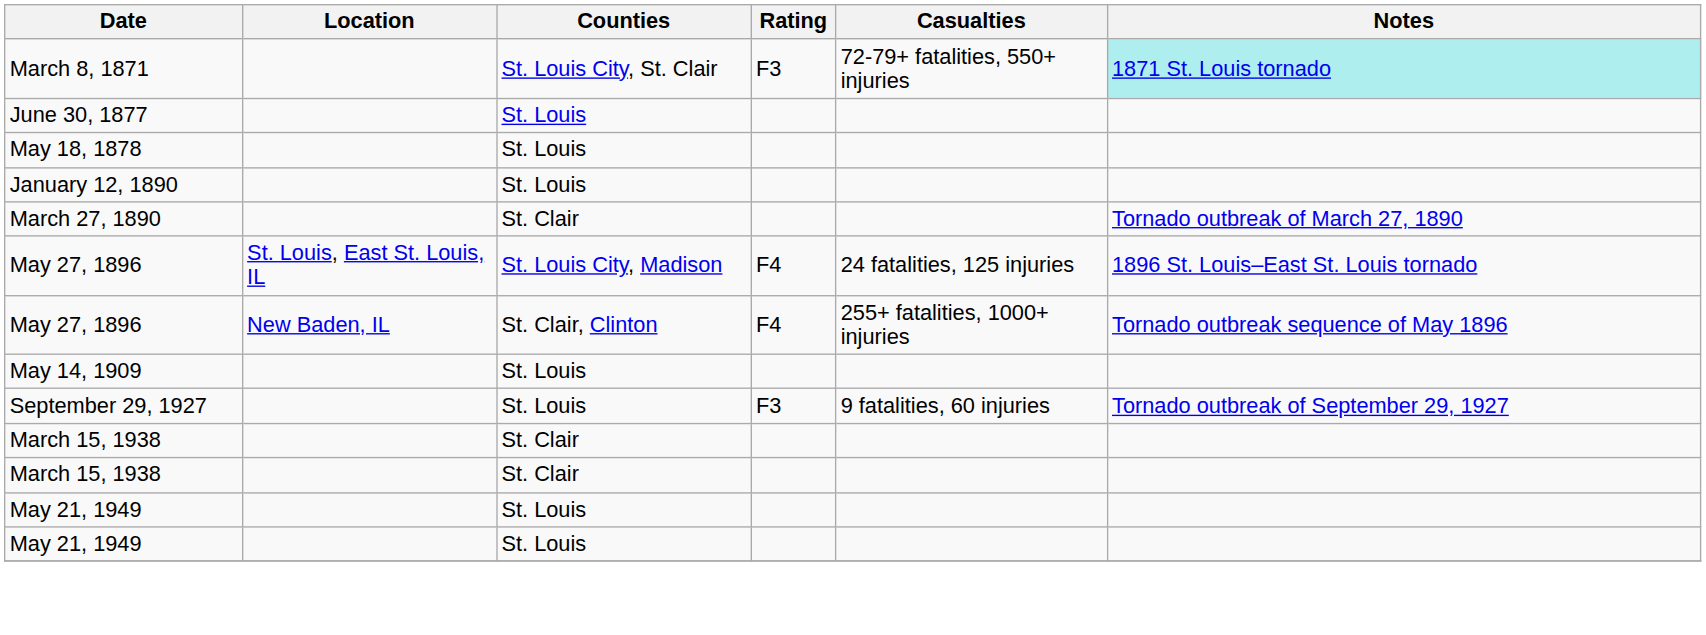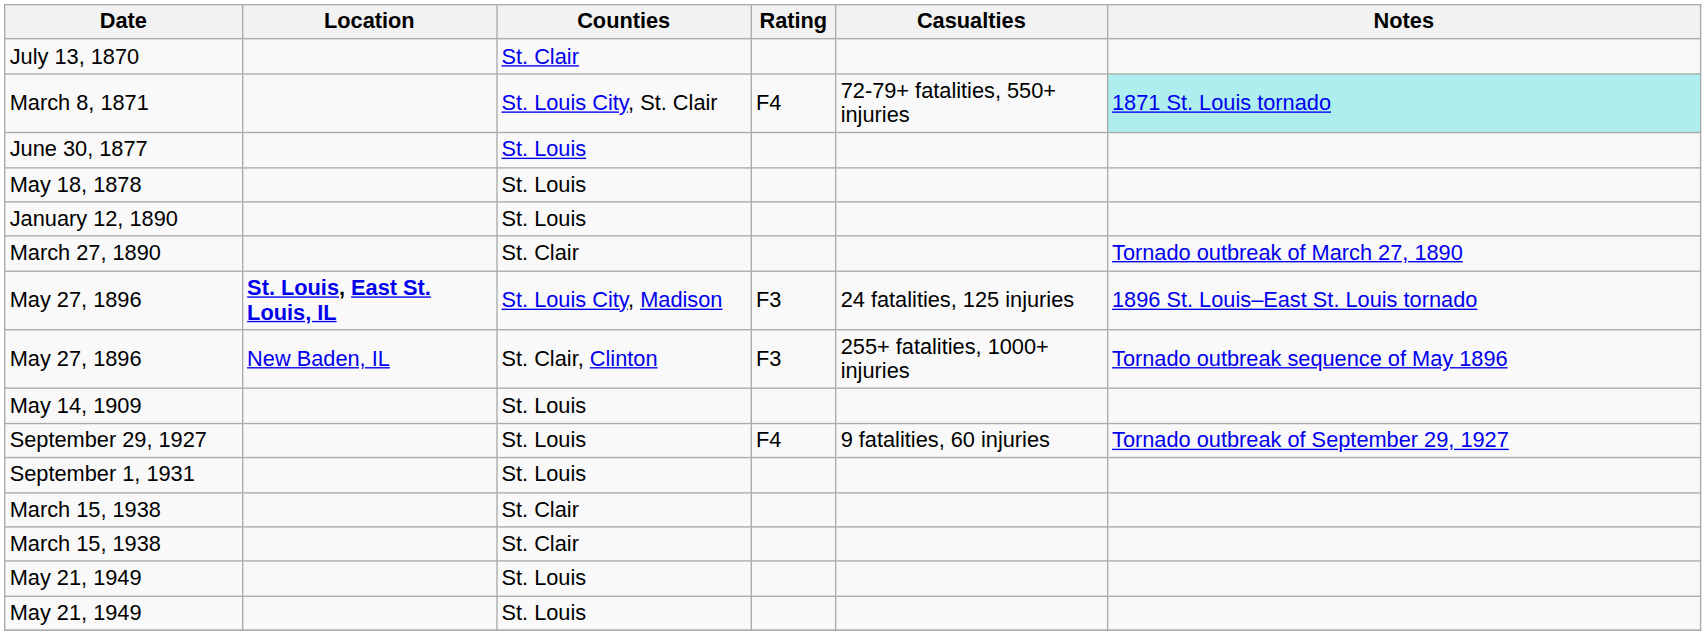+ row: (74, 56)
(769, 68) F3 -> (769, 103) F4
(366, 265) normal -> (339, 300) bold
(769, 265) F4 -> (769, 300) F3
(769, 324) F4 -> (769, 359) F3
(769, 405) F3 -> (769, 440) F4
+ row: (102, 474)
